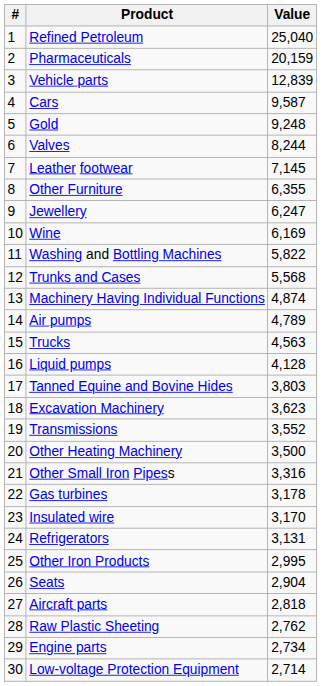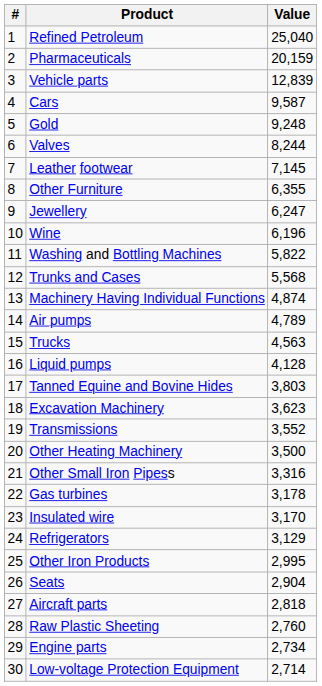(288, 233) 6,169 -> (288, 233) 6,196
(288, 539) 3,131 -> (288, 539) 3,129
(288, 626) 2,762 -> (288, 626) 2,760
